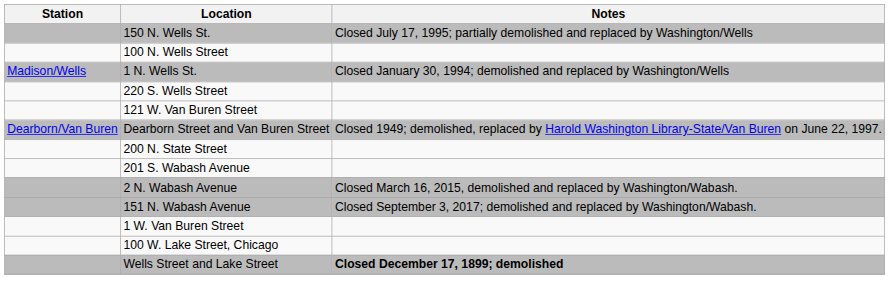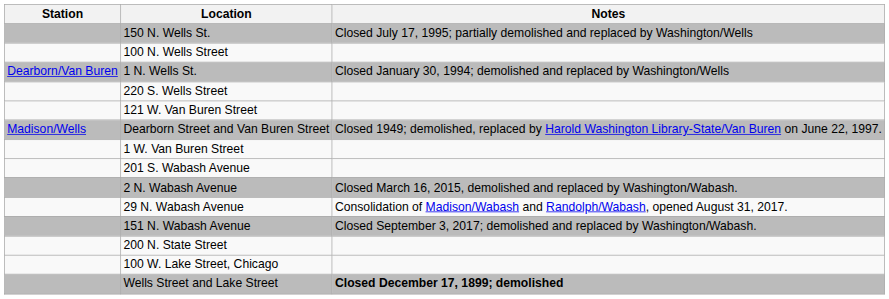(47, 71) Madison/Wells -> (63, 71) Dearborn/Van Buren
(63, 129) Dearborn/Van Buren -> (47, 129) Madison/Wells
rows swapped: (183, 226) <-> (175, 149)
+ row: (184, 206)
